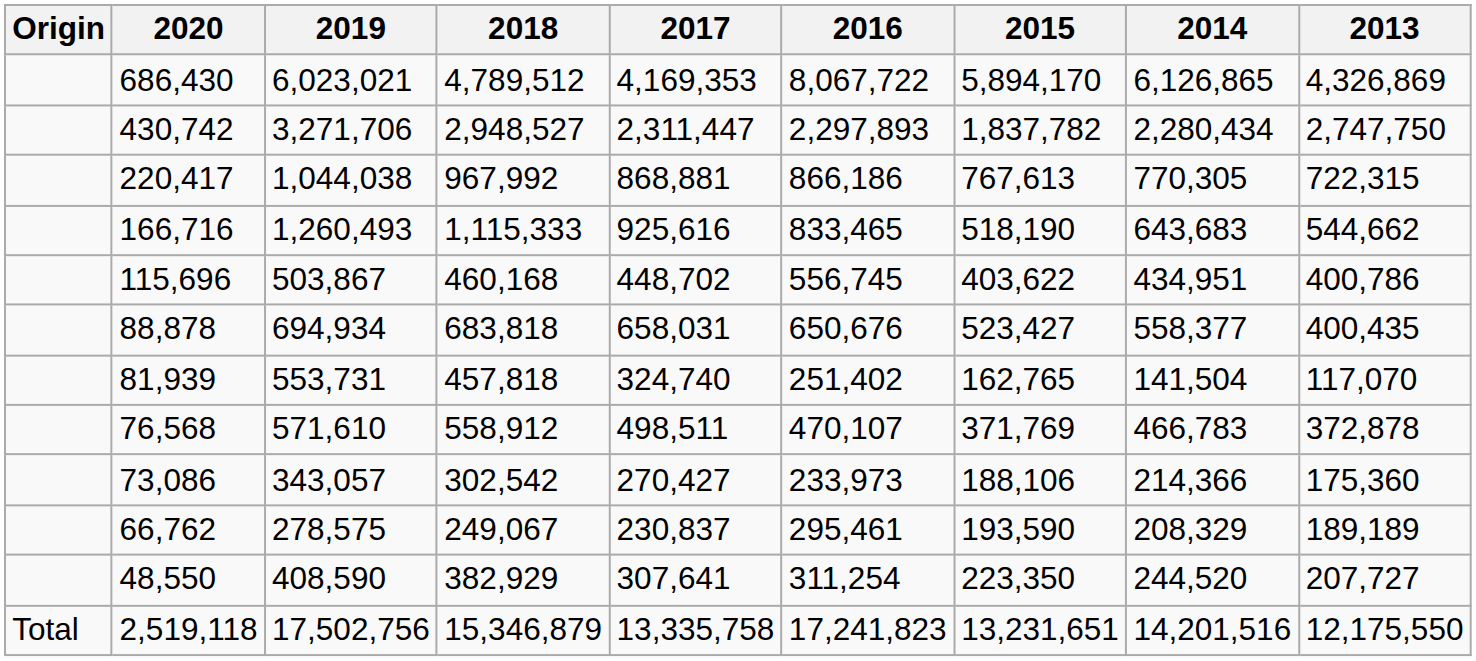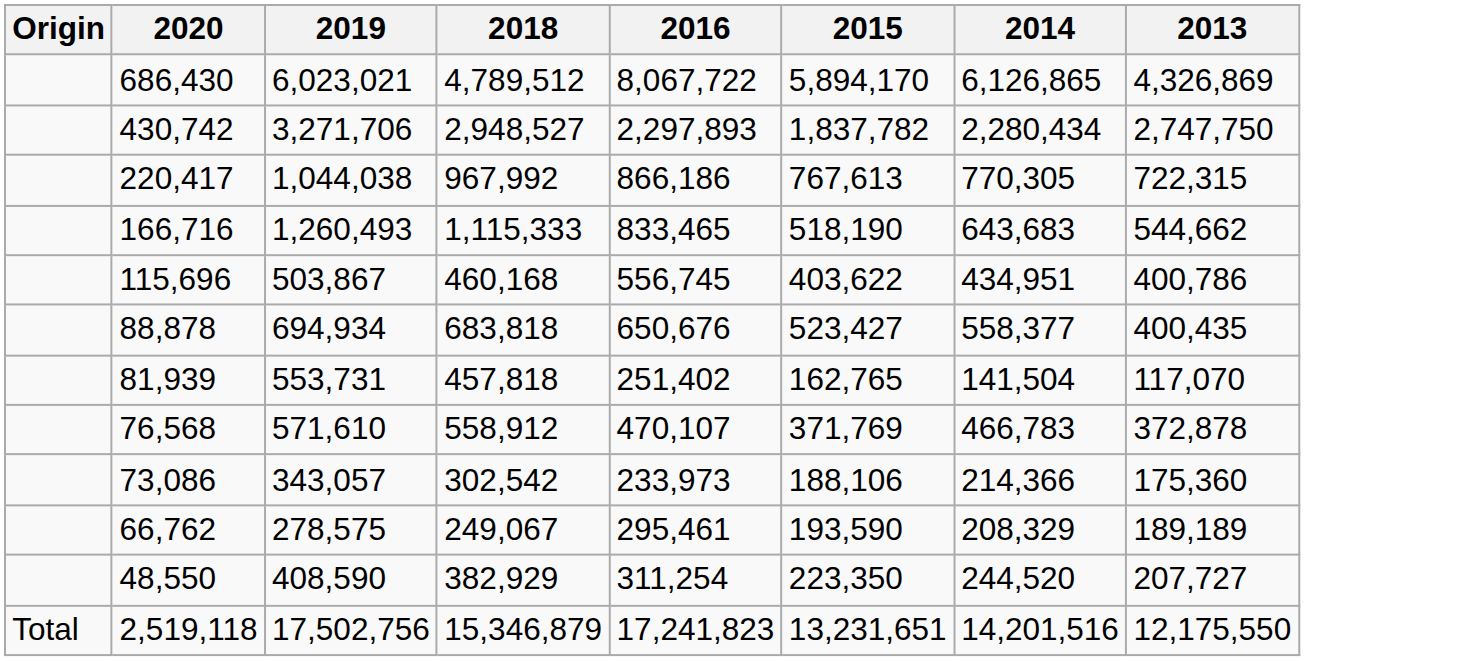- column: (695, 29)
